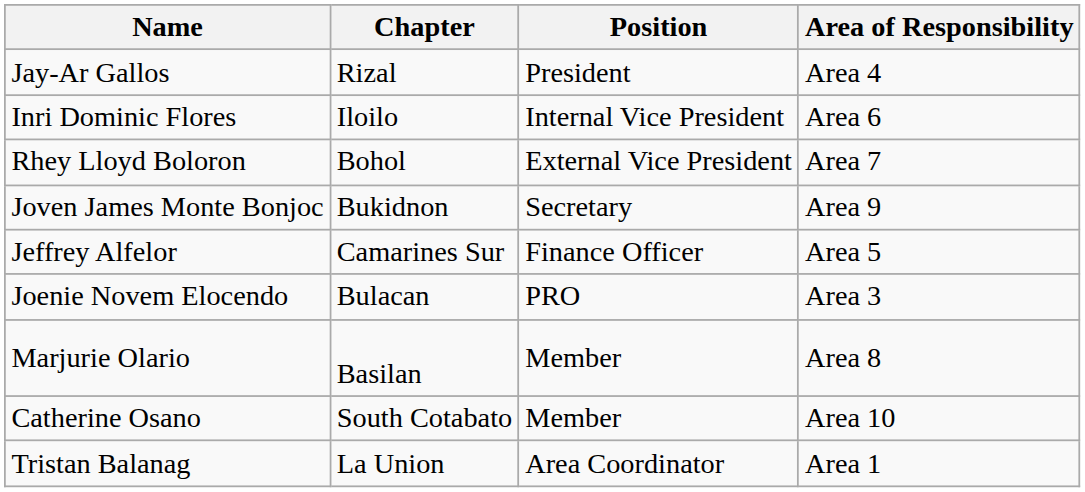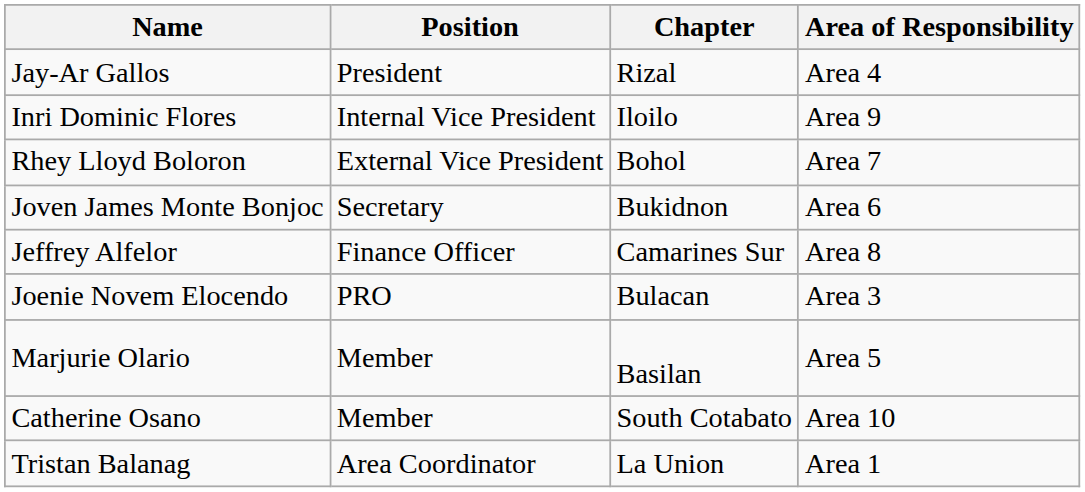columns swapped: (424, 26) <-> (659, 26)
(843, 116) Area 6 -> (843, 116) Area 9
(843, 206) Area 9 -> (843, 206) Area 6
(843, 251) Area 5 -> (843, 251) Area 8
(843, 357) Area 8 -> (843, 357) Area 5
